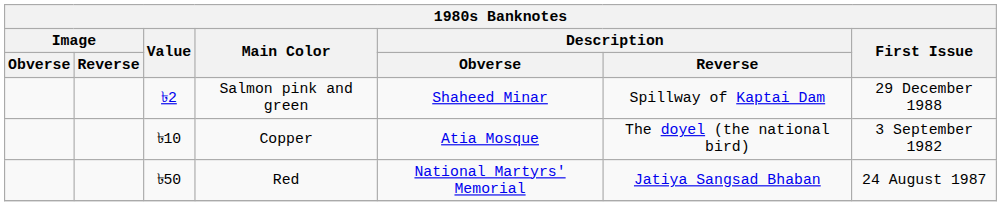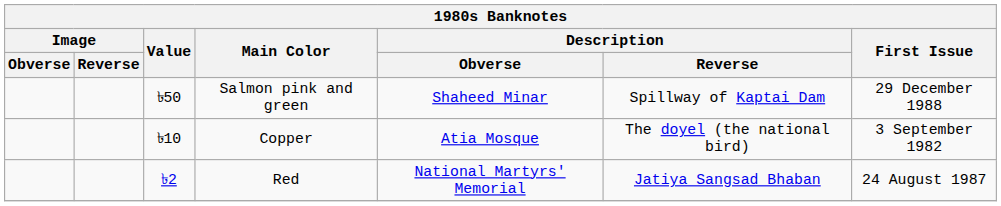(169, 98) ৳2 -> (169, 98) ৳50
(169, 180) ৳50 -> (169, 180) ৳2
